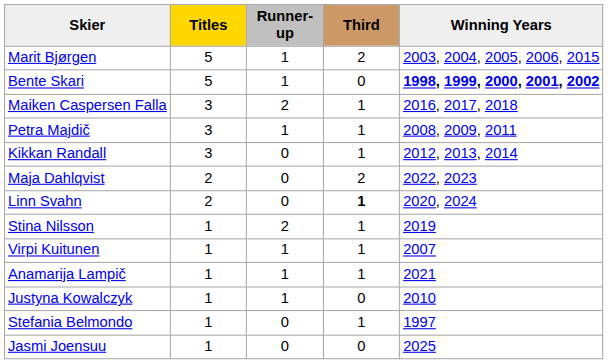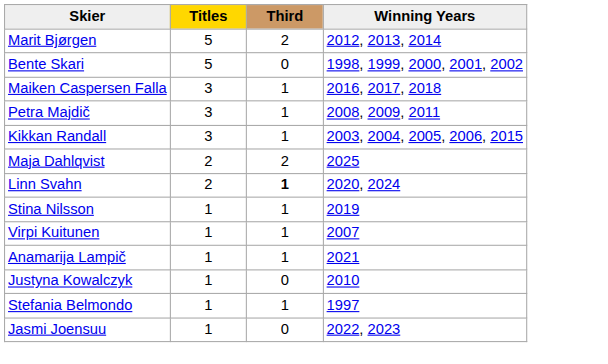- column: (285, 24)
(501, 57) 2003, 2004, 2005, 2006, 2015 -> (384, 40) 2012, 2013, 2014
(501, 81) bold -> (425, 64) normal
(460, 153) 2012, 2013, 2014 -> (425, 136) 2003, 2004, 2005, 2006, 2015
(440, 177) 2022, 2023 -> (343, 160) 2025
(419, 346) 2025 -> (363, 329) 2022, 2023
